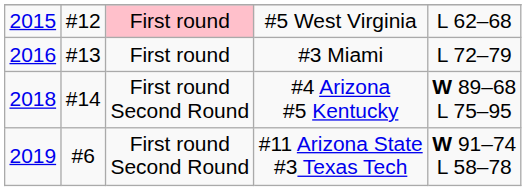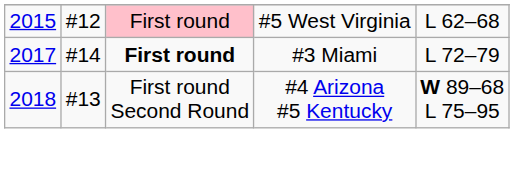(33, 54) 2016 -> (33, 54) 2017
(83, 54) #13 -> (83, 54) #14
(180, 54) normal -> (180, 54) bold
(83, 99) #14 -> (83, 99) #13
- row: (341, 156)
